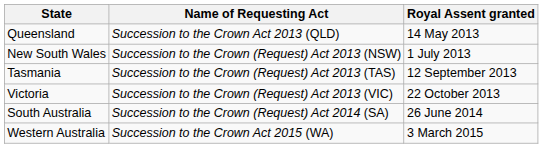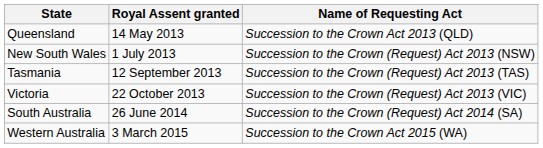columns swapped: (256, 14) <-> (471, 14)
